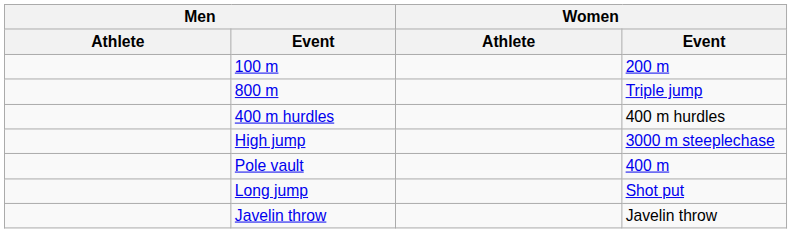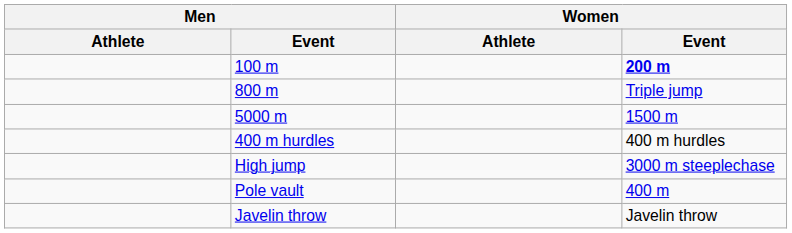(647, 66) normal -> (648, 66) bold
+ row: (261, 116)
- row: (271, 191)
